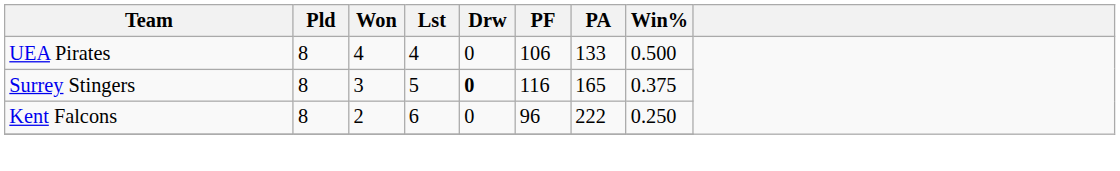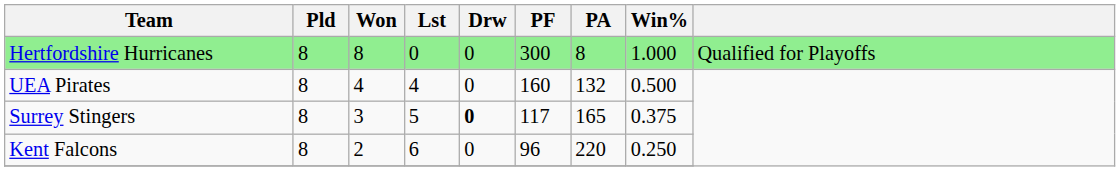+ row: (111, 52)
(535, 52) 106 -> (535, 85) 160
(591, 52) 133 -> (591, 85) 132
(535, 85) 116 -> (535, 117) 117
(591, 117) 222 -> (591, 149) 220
